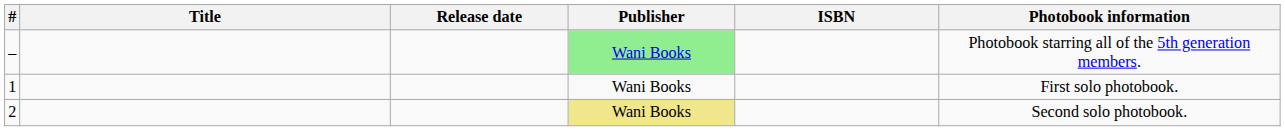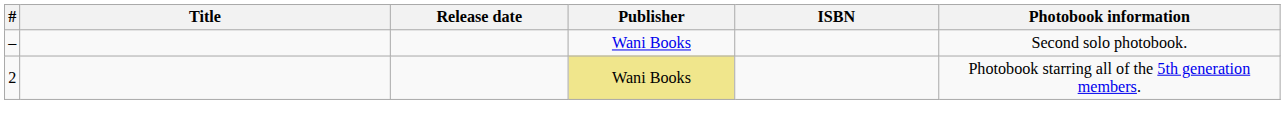(651, 52) lightgreen background -> (651, 42) no background
(1109, 52) Photobook starring all of the 5th generation members. -> (1109, 42) Second solo photobook.
- row: (12, 86)
(1109, 112) Second solo photobook. -> (1109, 77) Photobook starring all of the 5th generation members.
